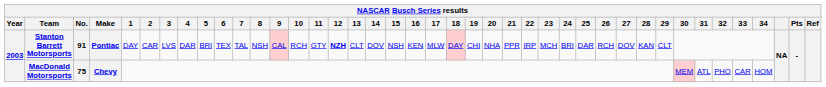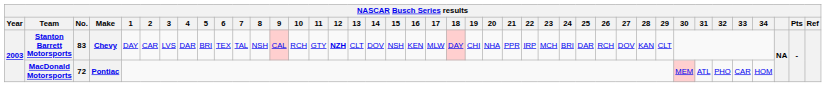(82, 45) 91 -> (82, 45) 83
(105, 45) Pontiac -> (105, 45) Chevy
(82, 71) 75 -> (82, 71) 72
(105, 71) Chevy -> (105, 71) Pontiac
